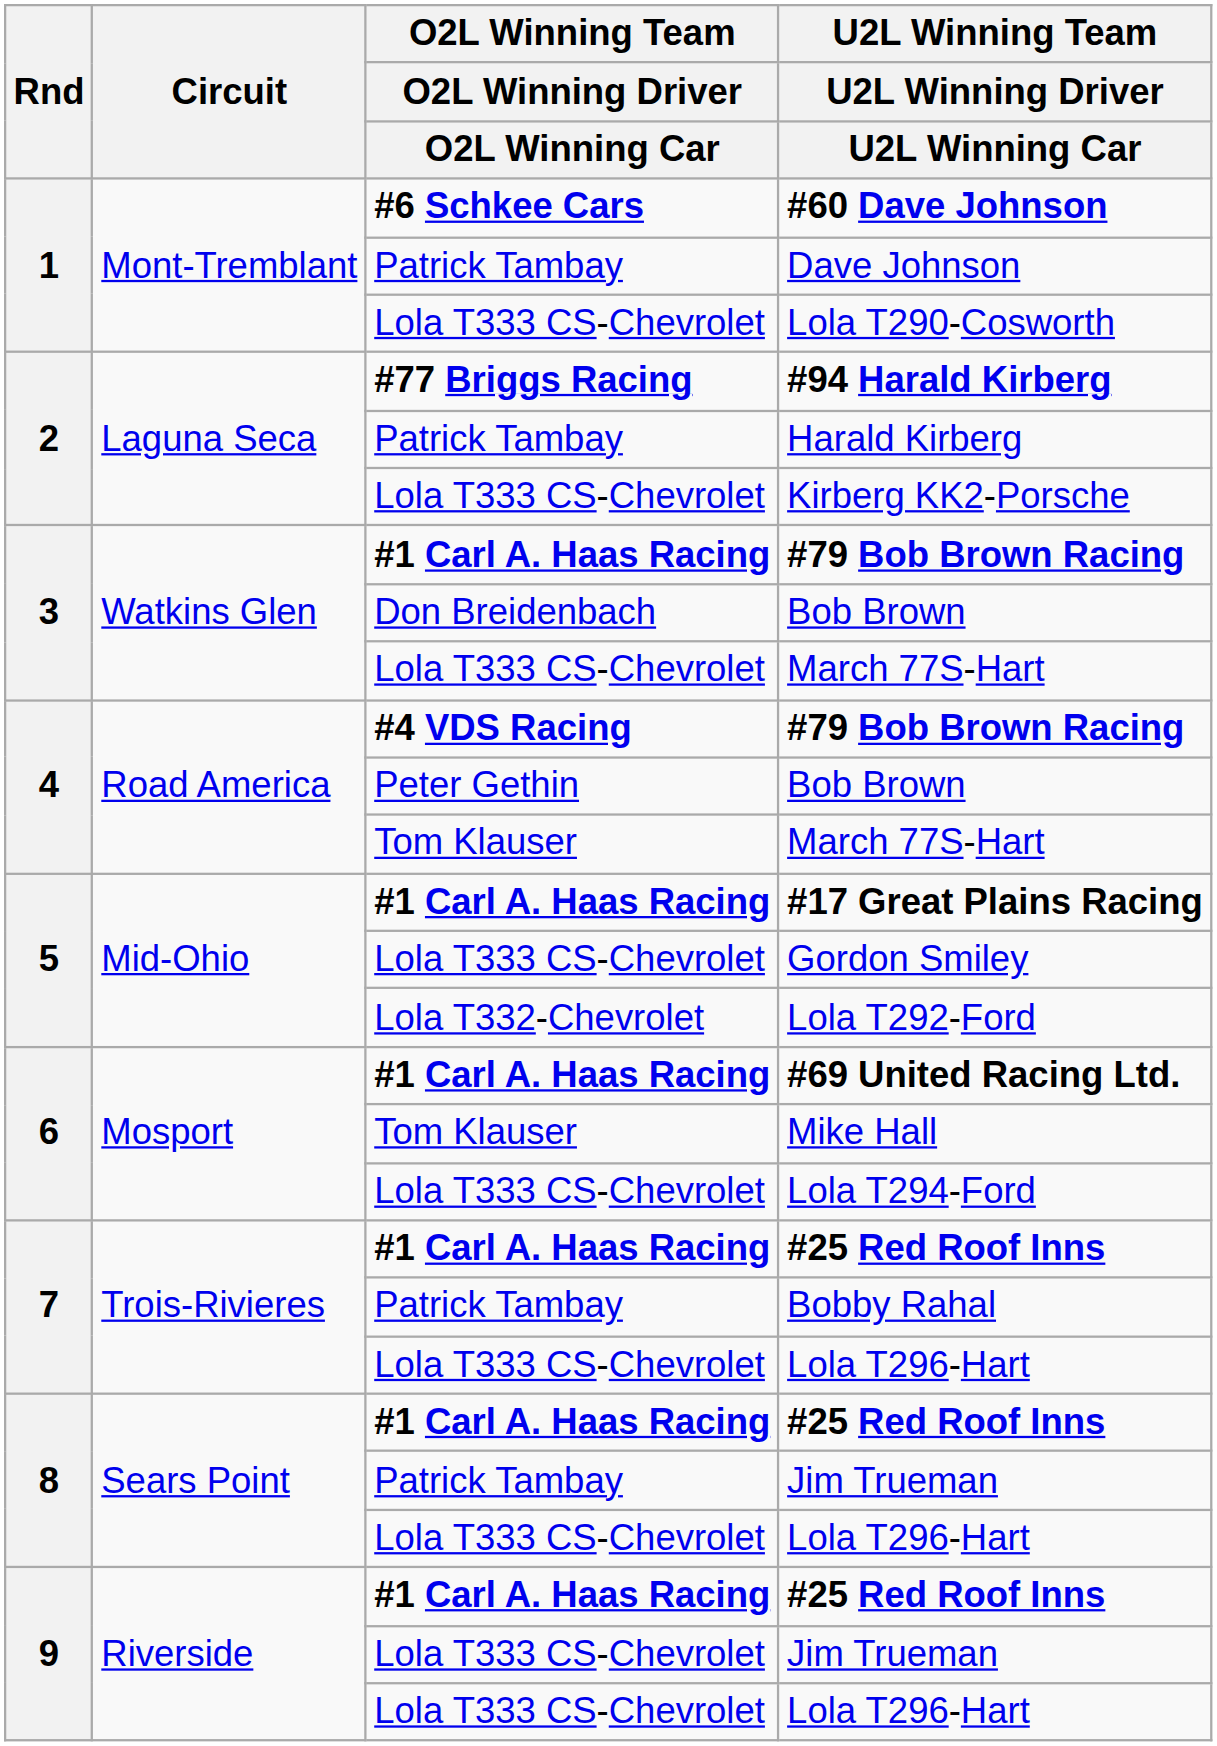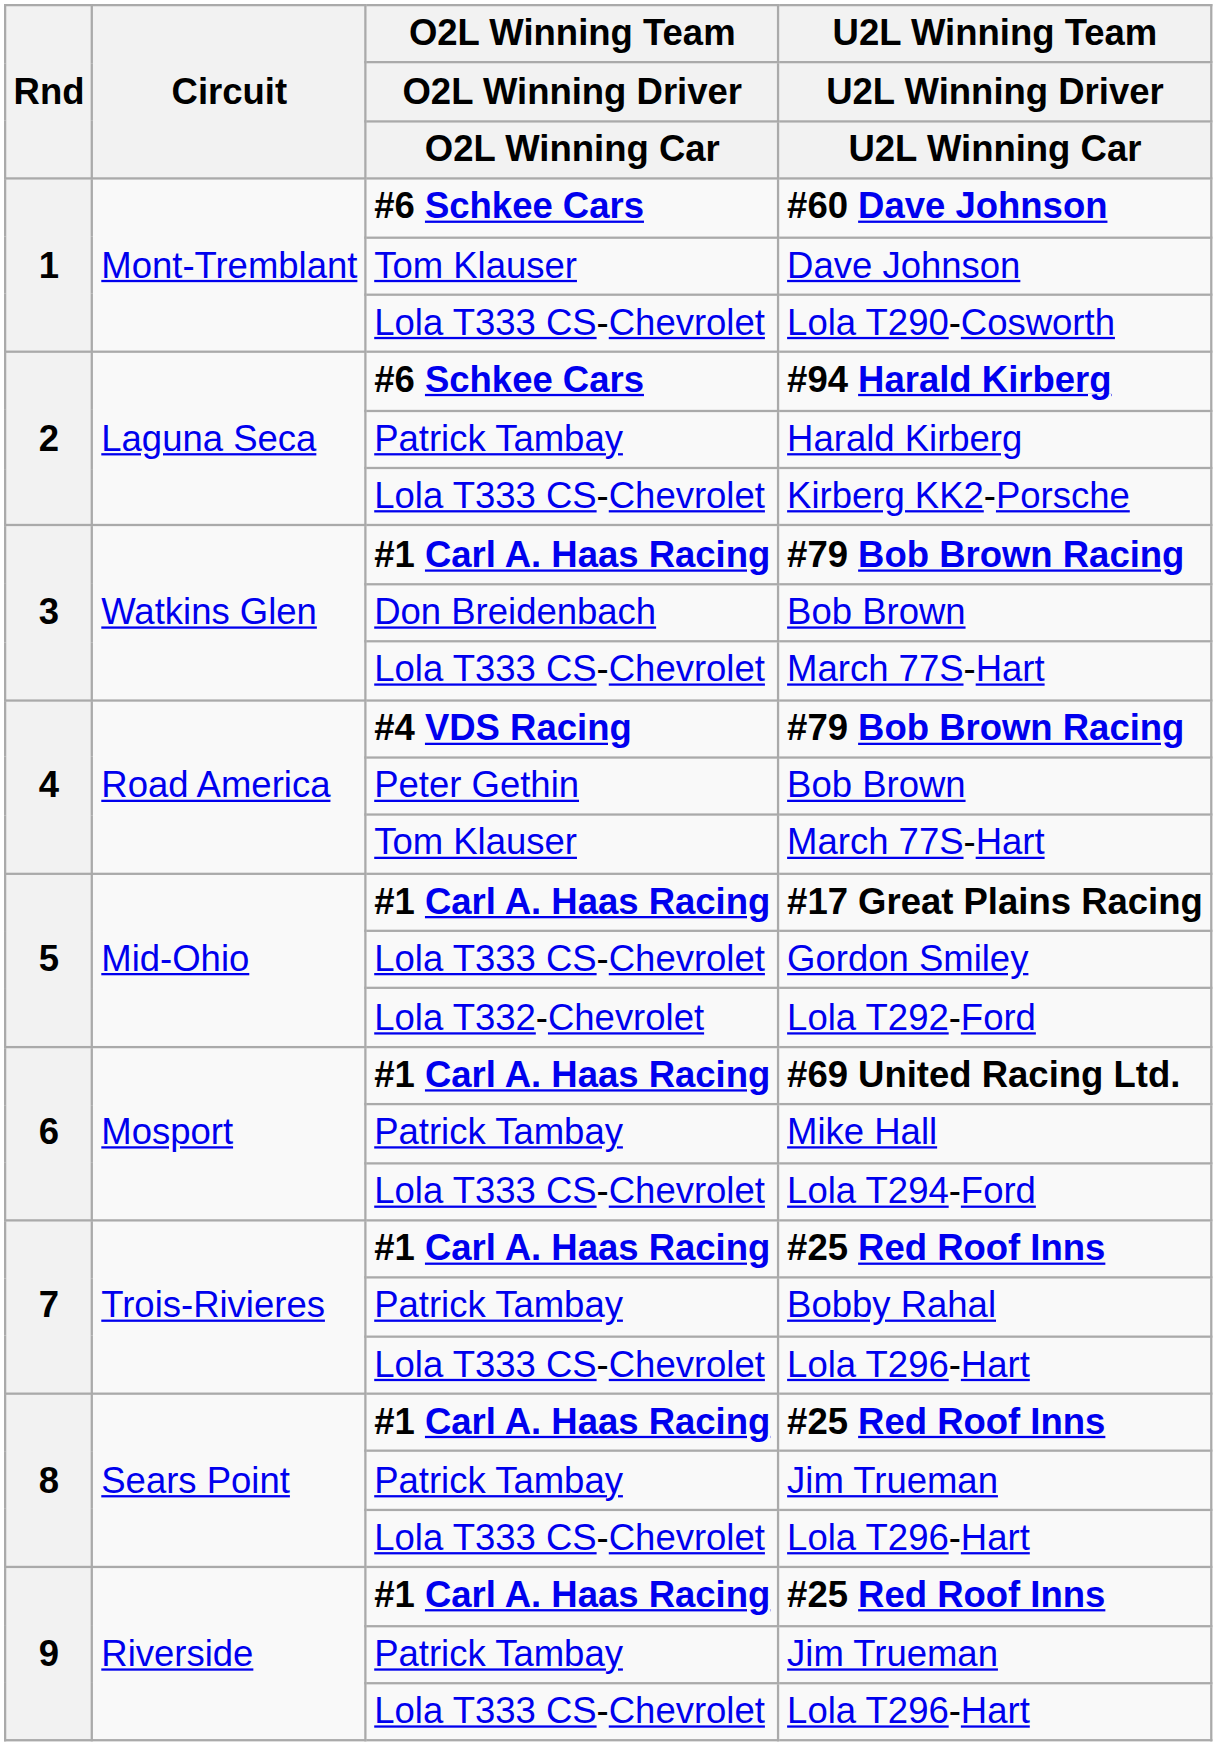(499, 264) Patrick Tambay -> (476, 264) Tom Klauser
(533, 380) #77 Briggs Racing -> (509, 380) #6 Schkee Cars
(476, 1132) Tom Klauser -> (499, 1132) Patrick Tambay
(570, 1653) Lola T333 CS-Chevrolet -> (499, 1653) Patrick Tambay
